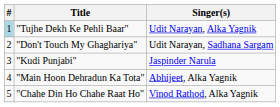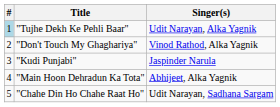(211, 45) Udit Narayan, Sadhana Sargam -> (204, 45) Vinod Rathod, Alka Yagnik
(204, 94) Vinod Rathod, Alka Yagnik -> (211, 94) Udit Narayan, Sadhana Sargam
